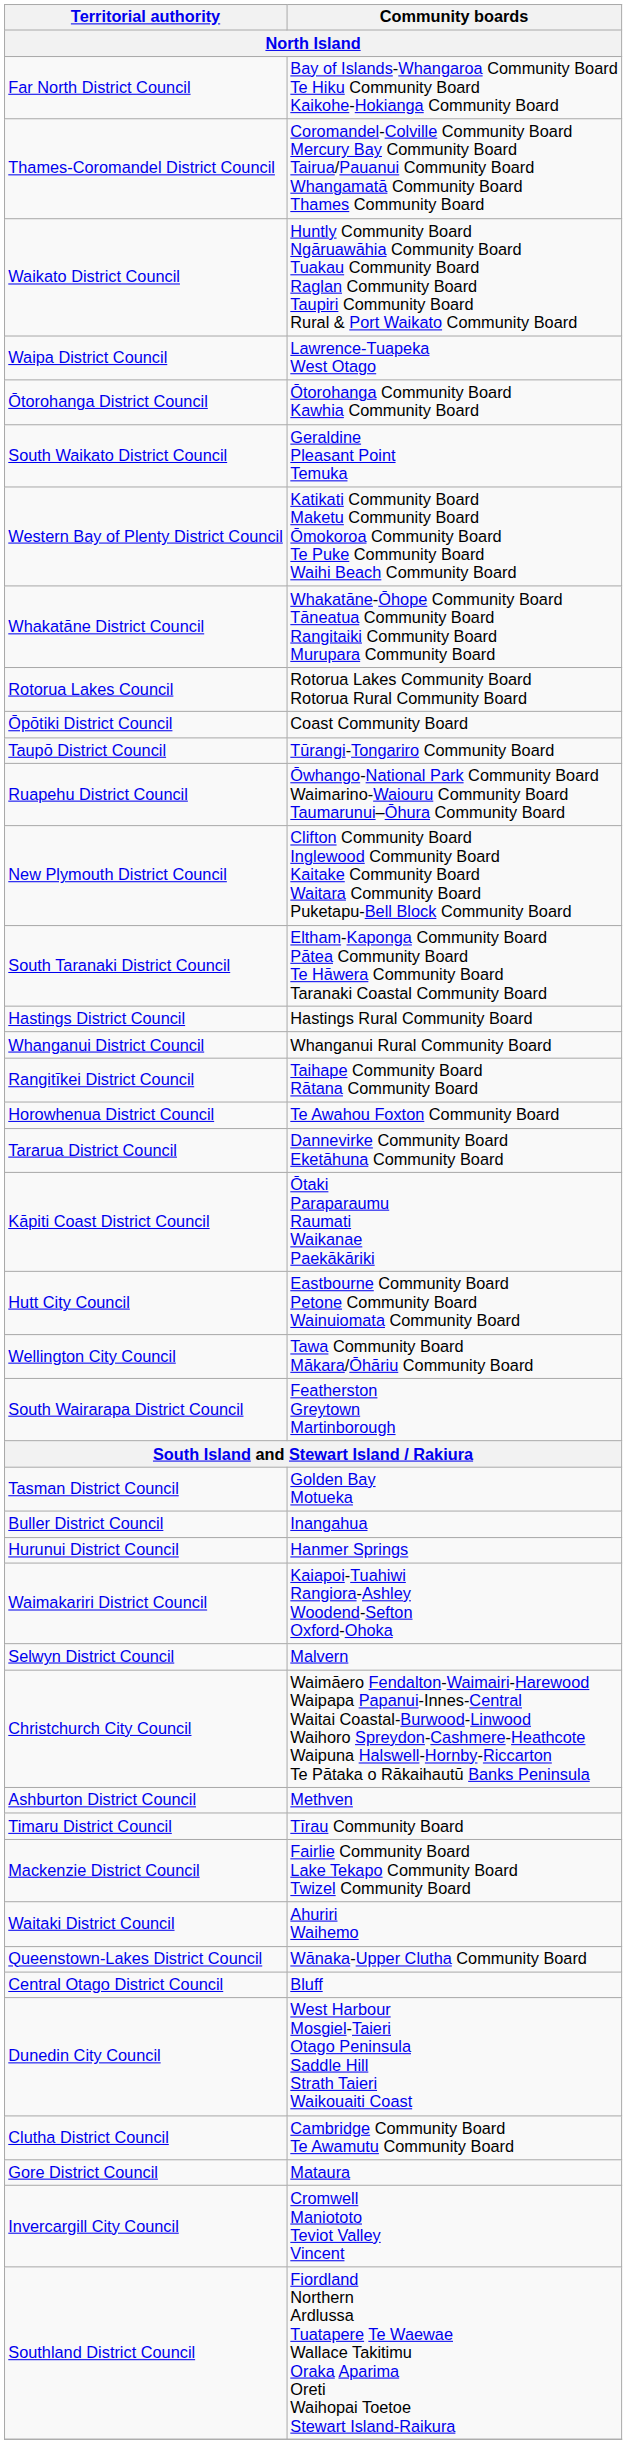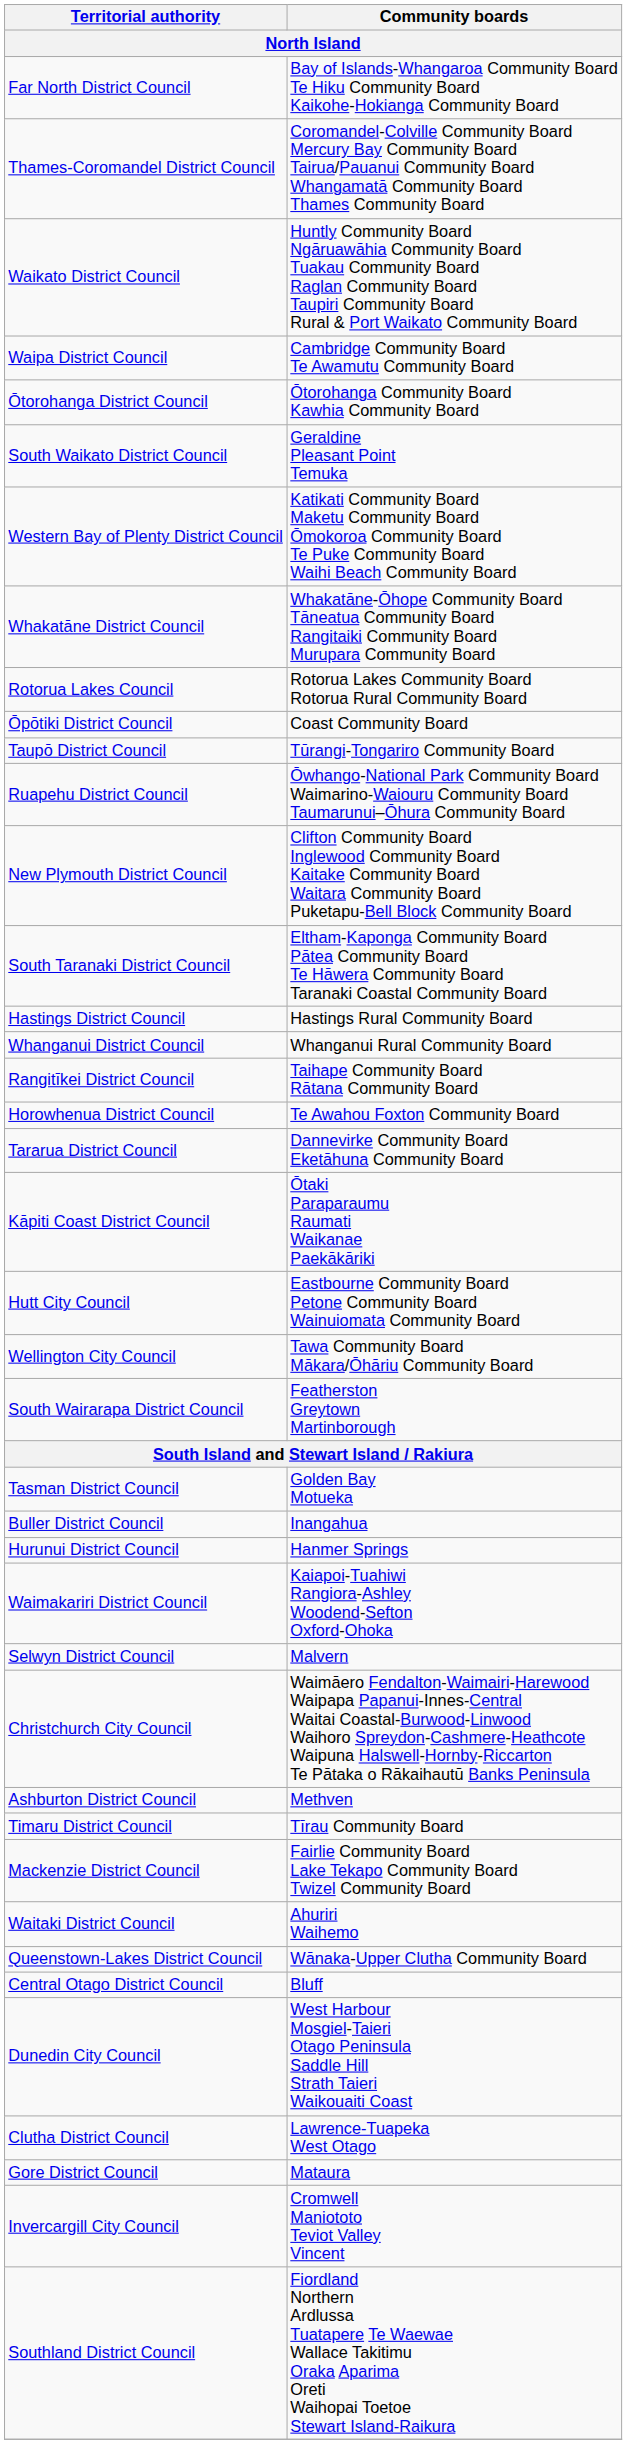(360, 357) Lawrence-Tuapeka West Otago -> (402, 357) Cambridge Community Board Te Awamutu Community Board
(402, 2137) Cambridge Community Board Te Awamutu Community Board -> (360, 2137) Lawrence-Tuapeka West Otago
